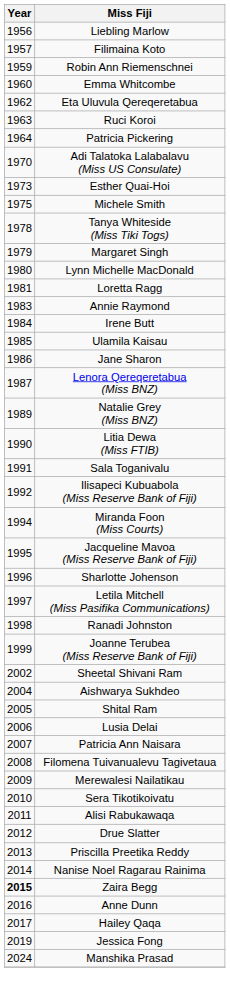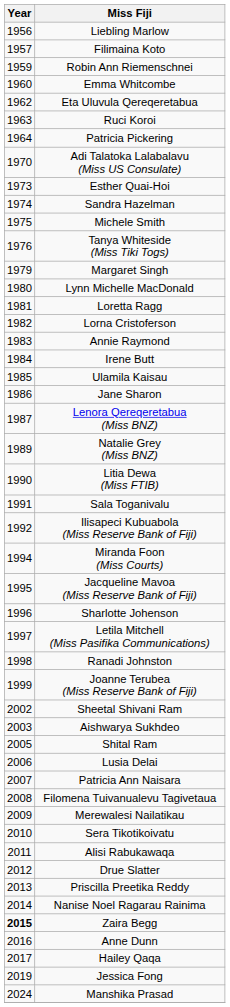+ row: (130, 204)
(19, 228) 1978 -> (19, 246) 1976
+ row: (130, 324)
(19, 691) 2004 -> (19, 727) 2003
